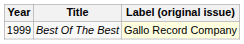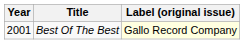(19, 30) 1999 -> (19, 30) 2001
